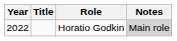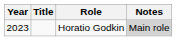(18, 28) 2022 -> (18, 28) 2023
